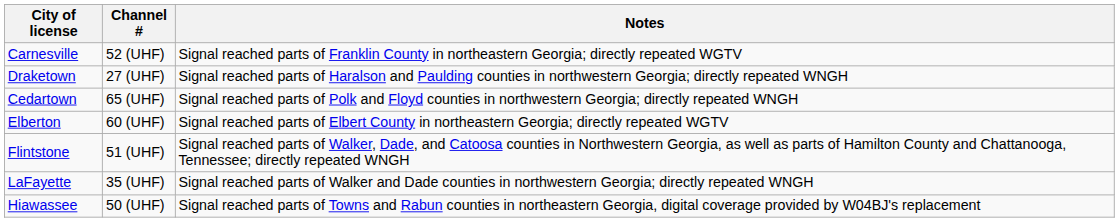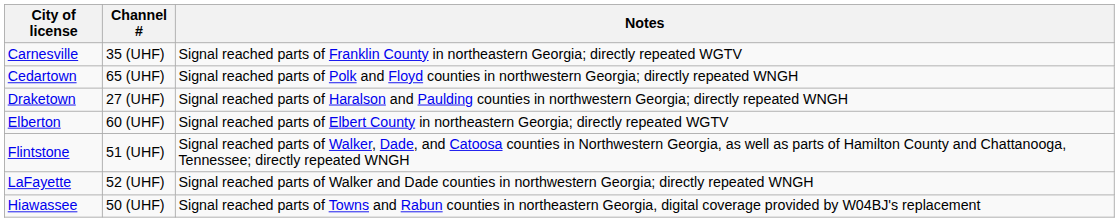(135, 54) 52 (UHF) -> (135, 54) 35 (UHF)
rows swapped: (42, 99) <-> (42, 76)
(135, 183) 35 (UHF) -> (135, 183) 52 (UHF)
